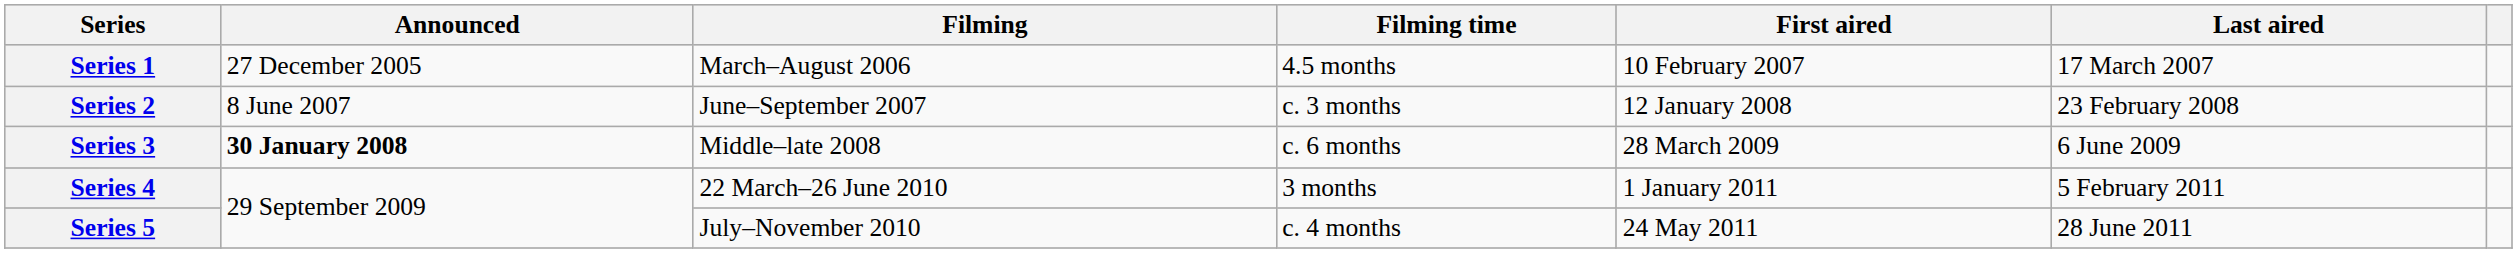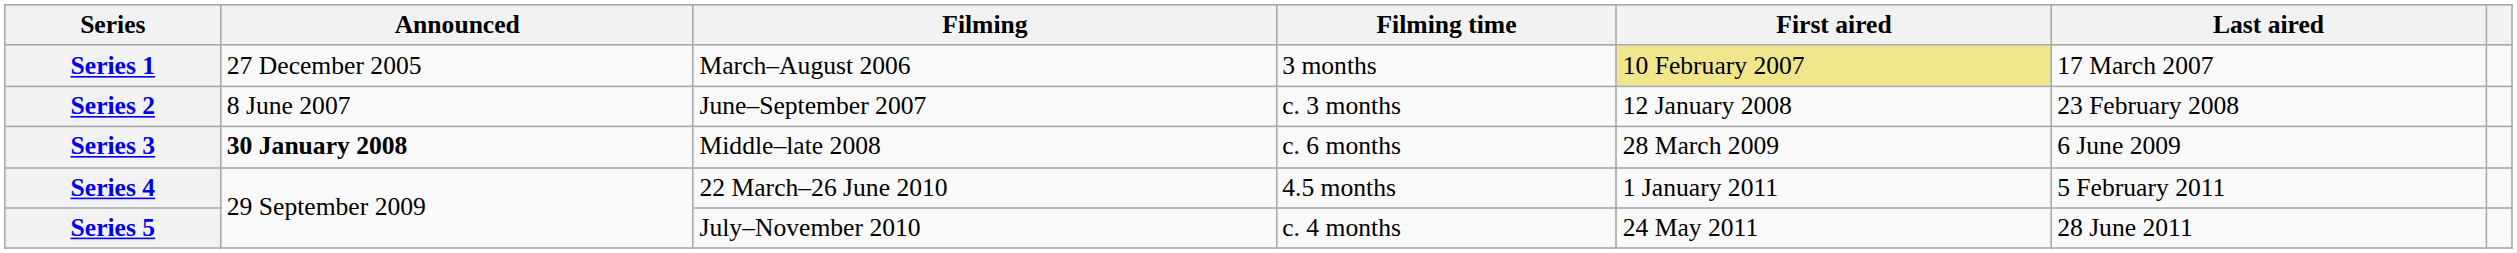(1339, 65) 4.5 months -> (1330, 65) 3 months
(1714, 65) no background -> (1714, 65) khaki background
(1330, 187) 3 months -> (1339, 187) 4.5 months
